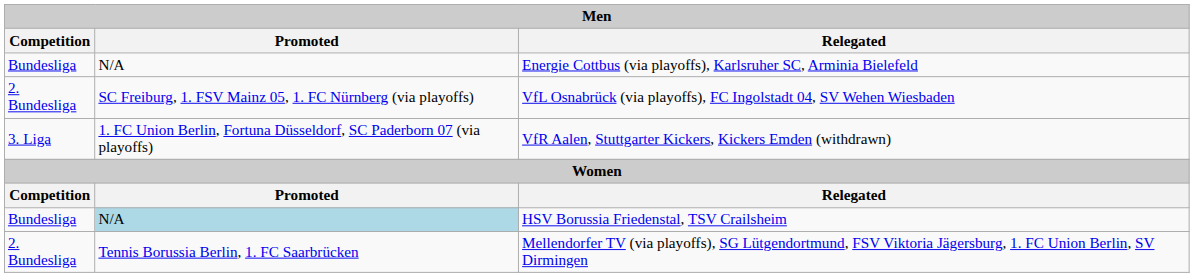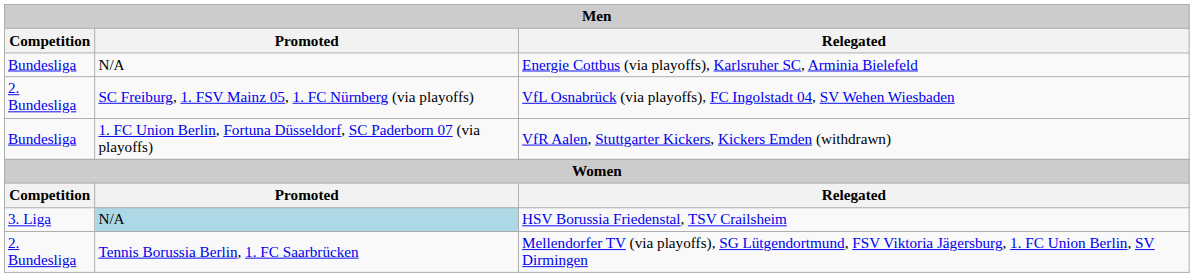(30, 138) 3. Liga -> (42, 138) Bundesliga
(42, 219) Bundesliga -> (30, 219) 3. Liga
